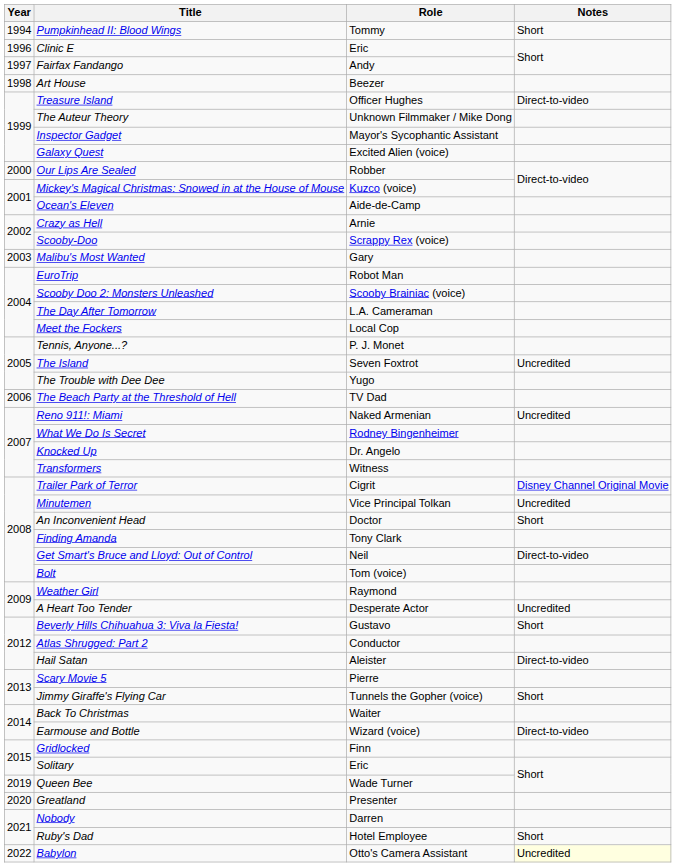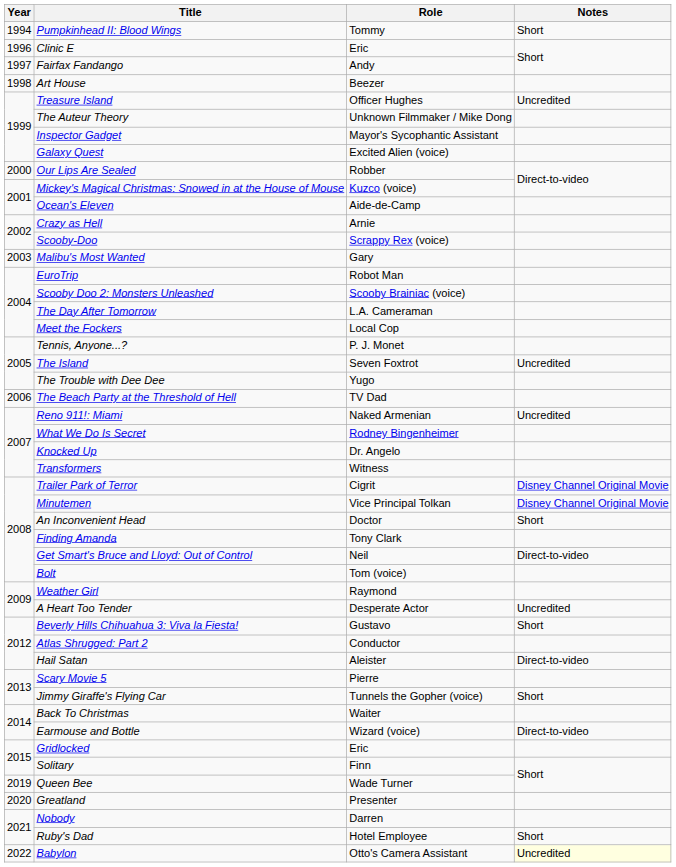(553, 100) Direct-to-video -> (544, 100) Uncredited
(544, 503) Uncredited -> (593, 503) Disney Channel Original Movie
(360, 748) Finn -> (359, 748) Eric
(359, 766) Eric -> (360, 766) Finn
